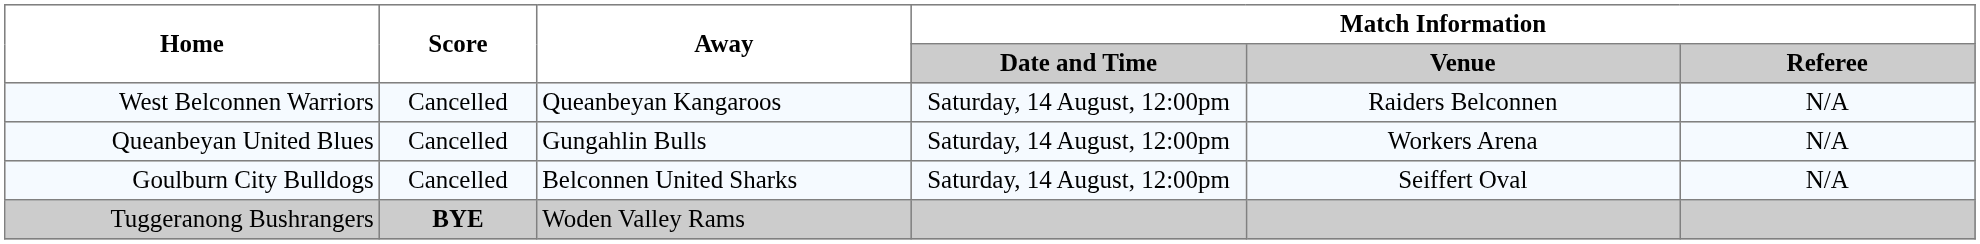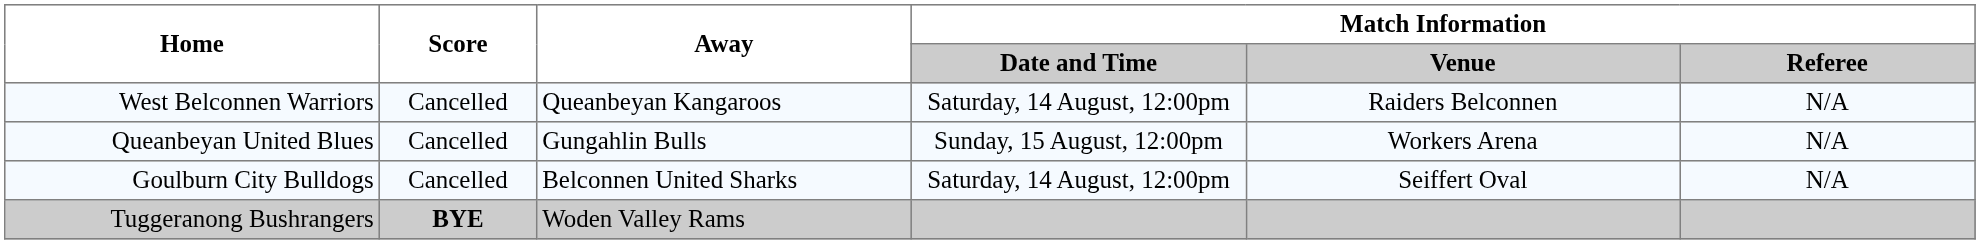(1079, 140) Saturday, 14 August, 12:00pm -> (1079, 140) Sunday, 15 August, 12:00pm
